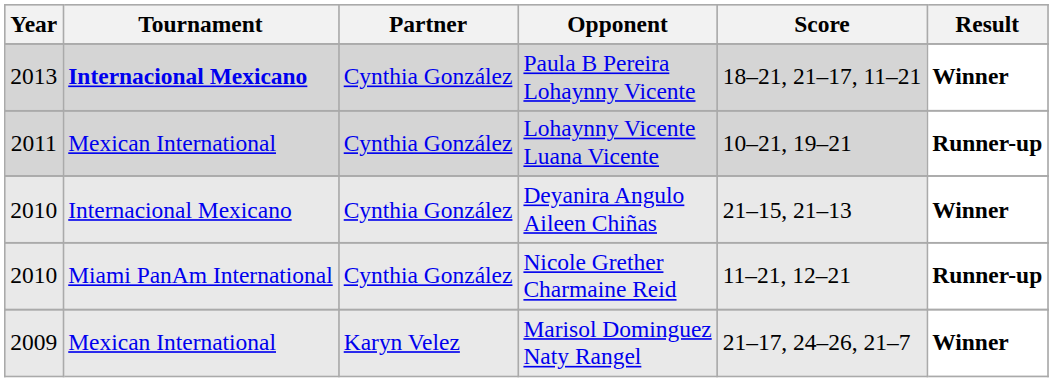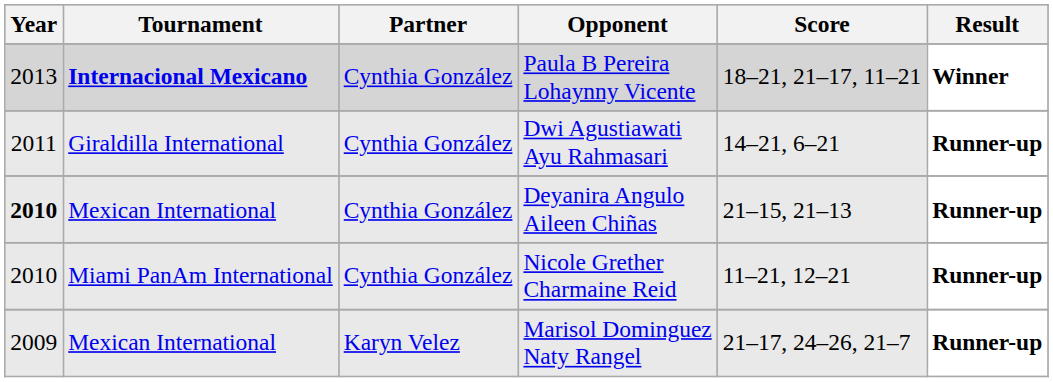- row: (609, 143)
+ row: (603, 143)
(34, 209) normal -> (34, 209) bold
(180, 209) Internacional Mexicano -> (172, 209) Mexican International
(971, 209) Winner -> (987, 209) Runner-up
(971, 342) Winner -> (987, 342) Runner-up
